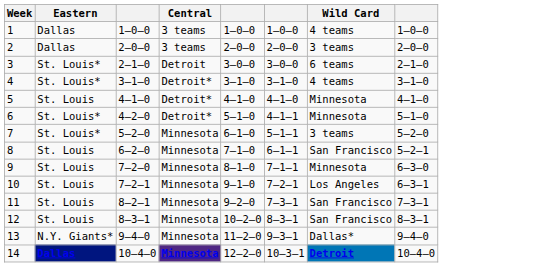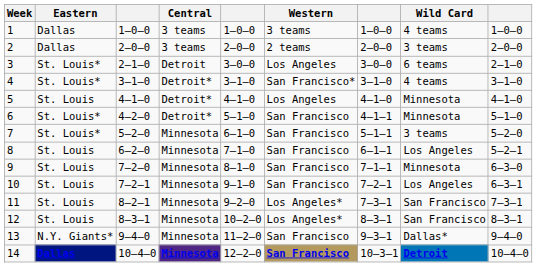+ column: (311, 13)
(351, 150) San Francisco -> (438, 150) Los Angeles
